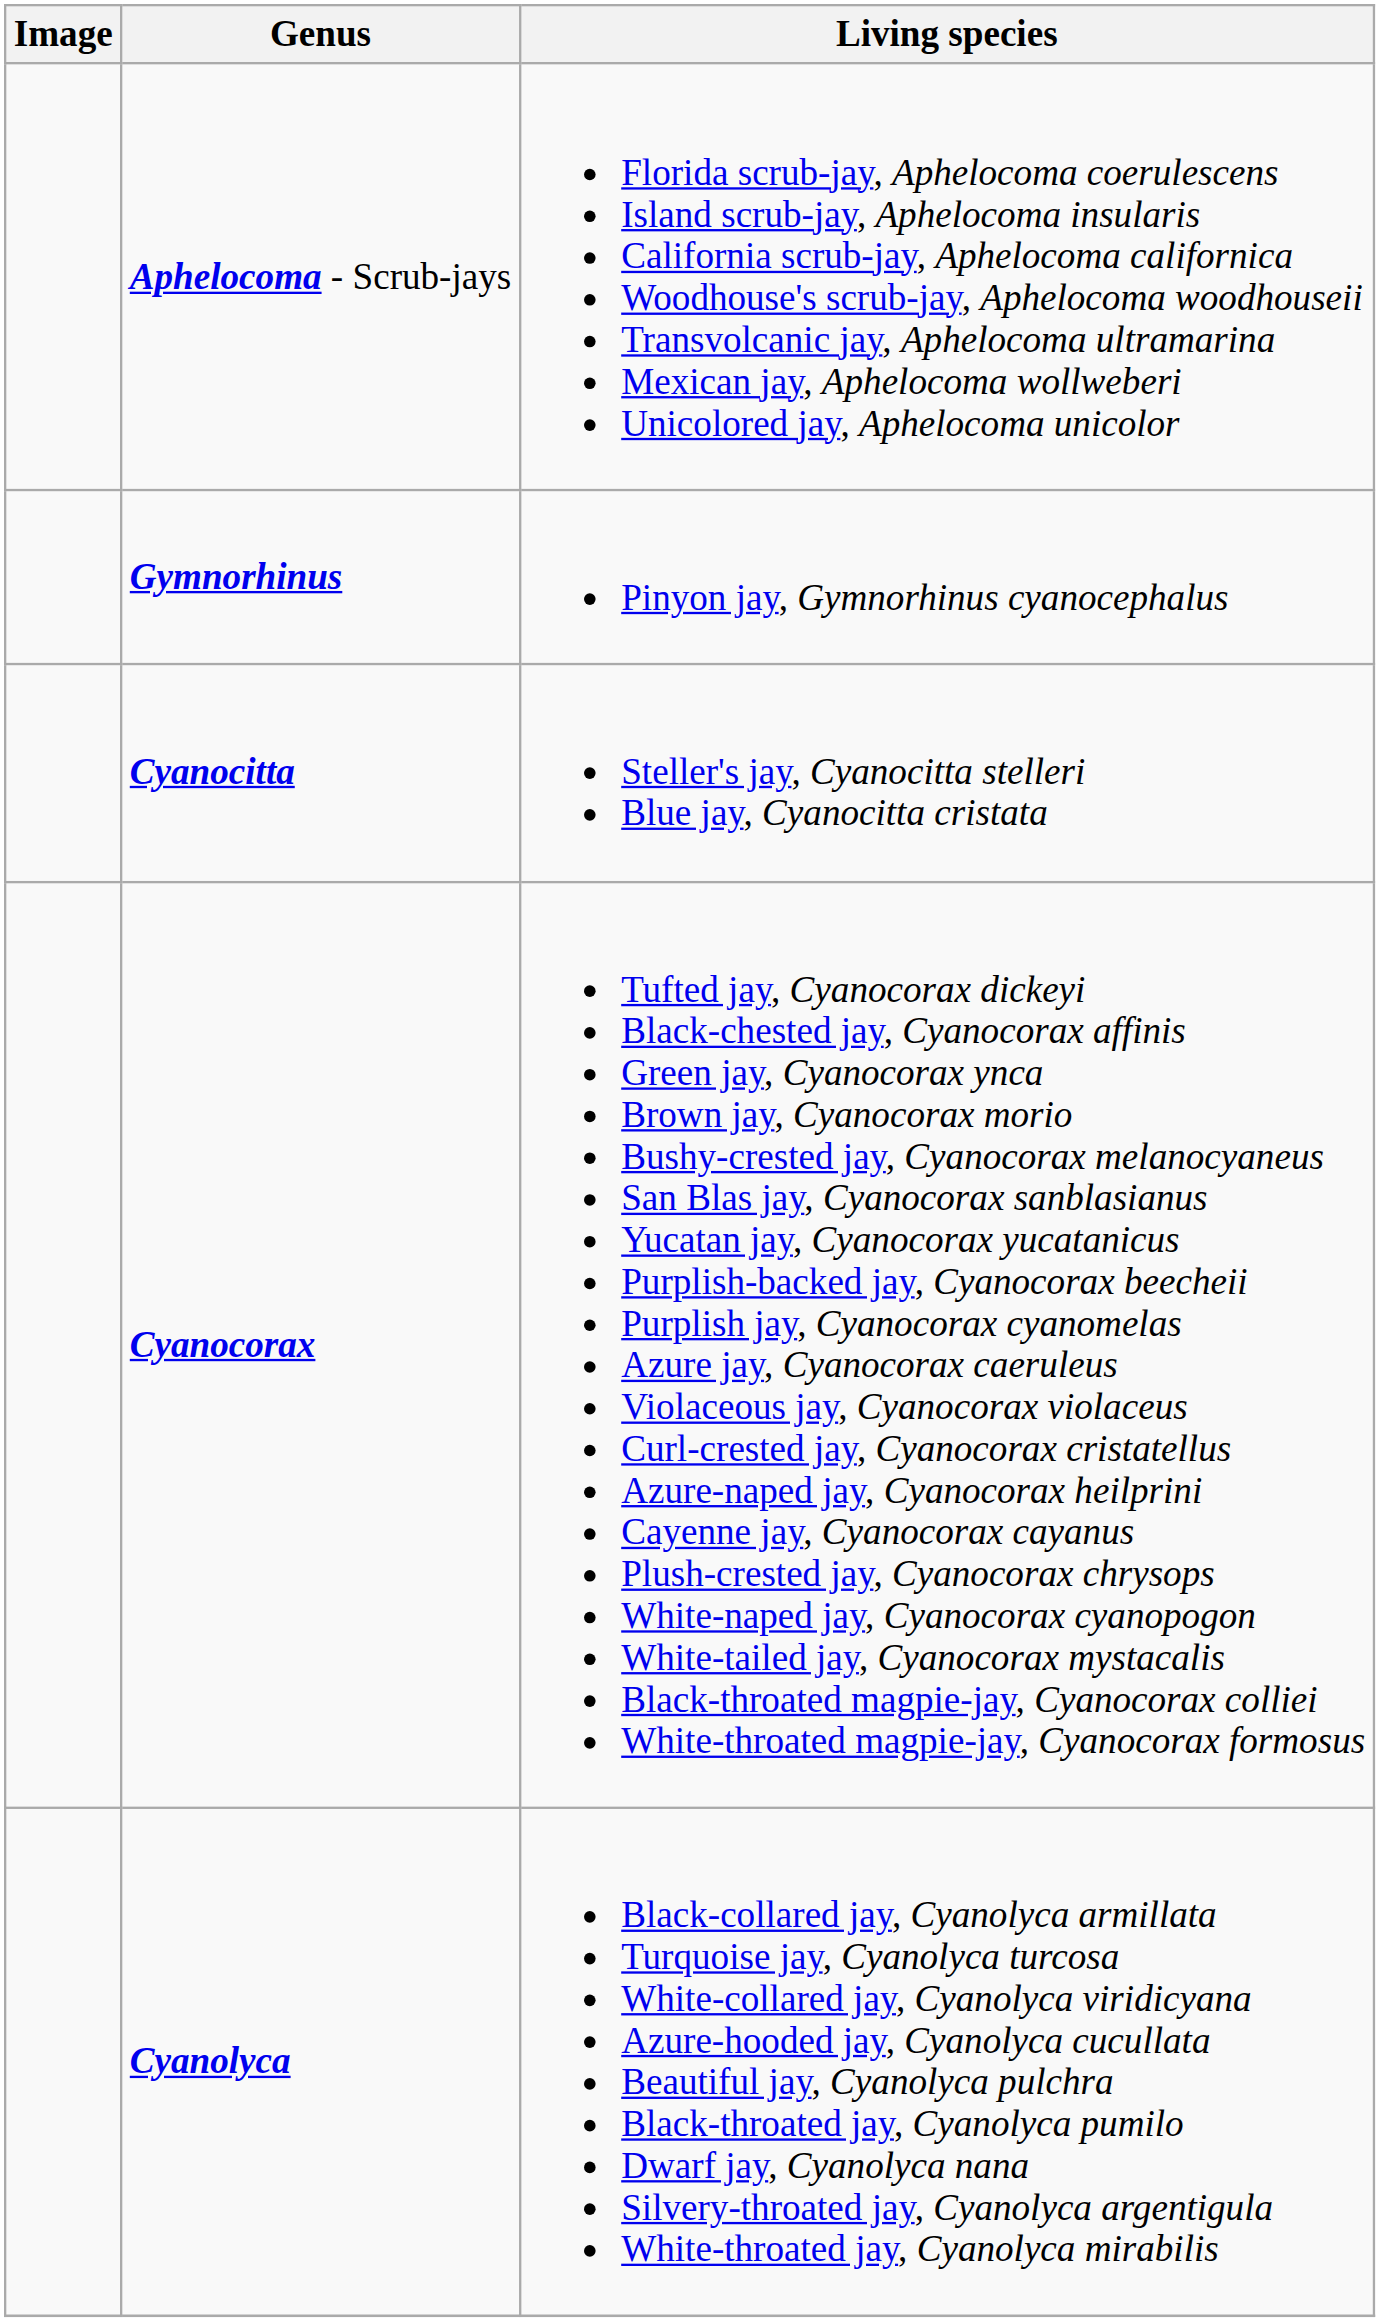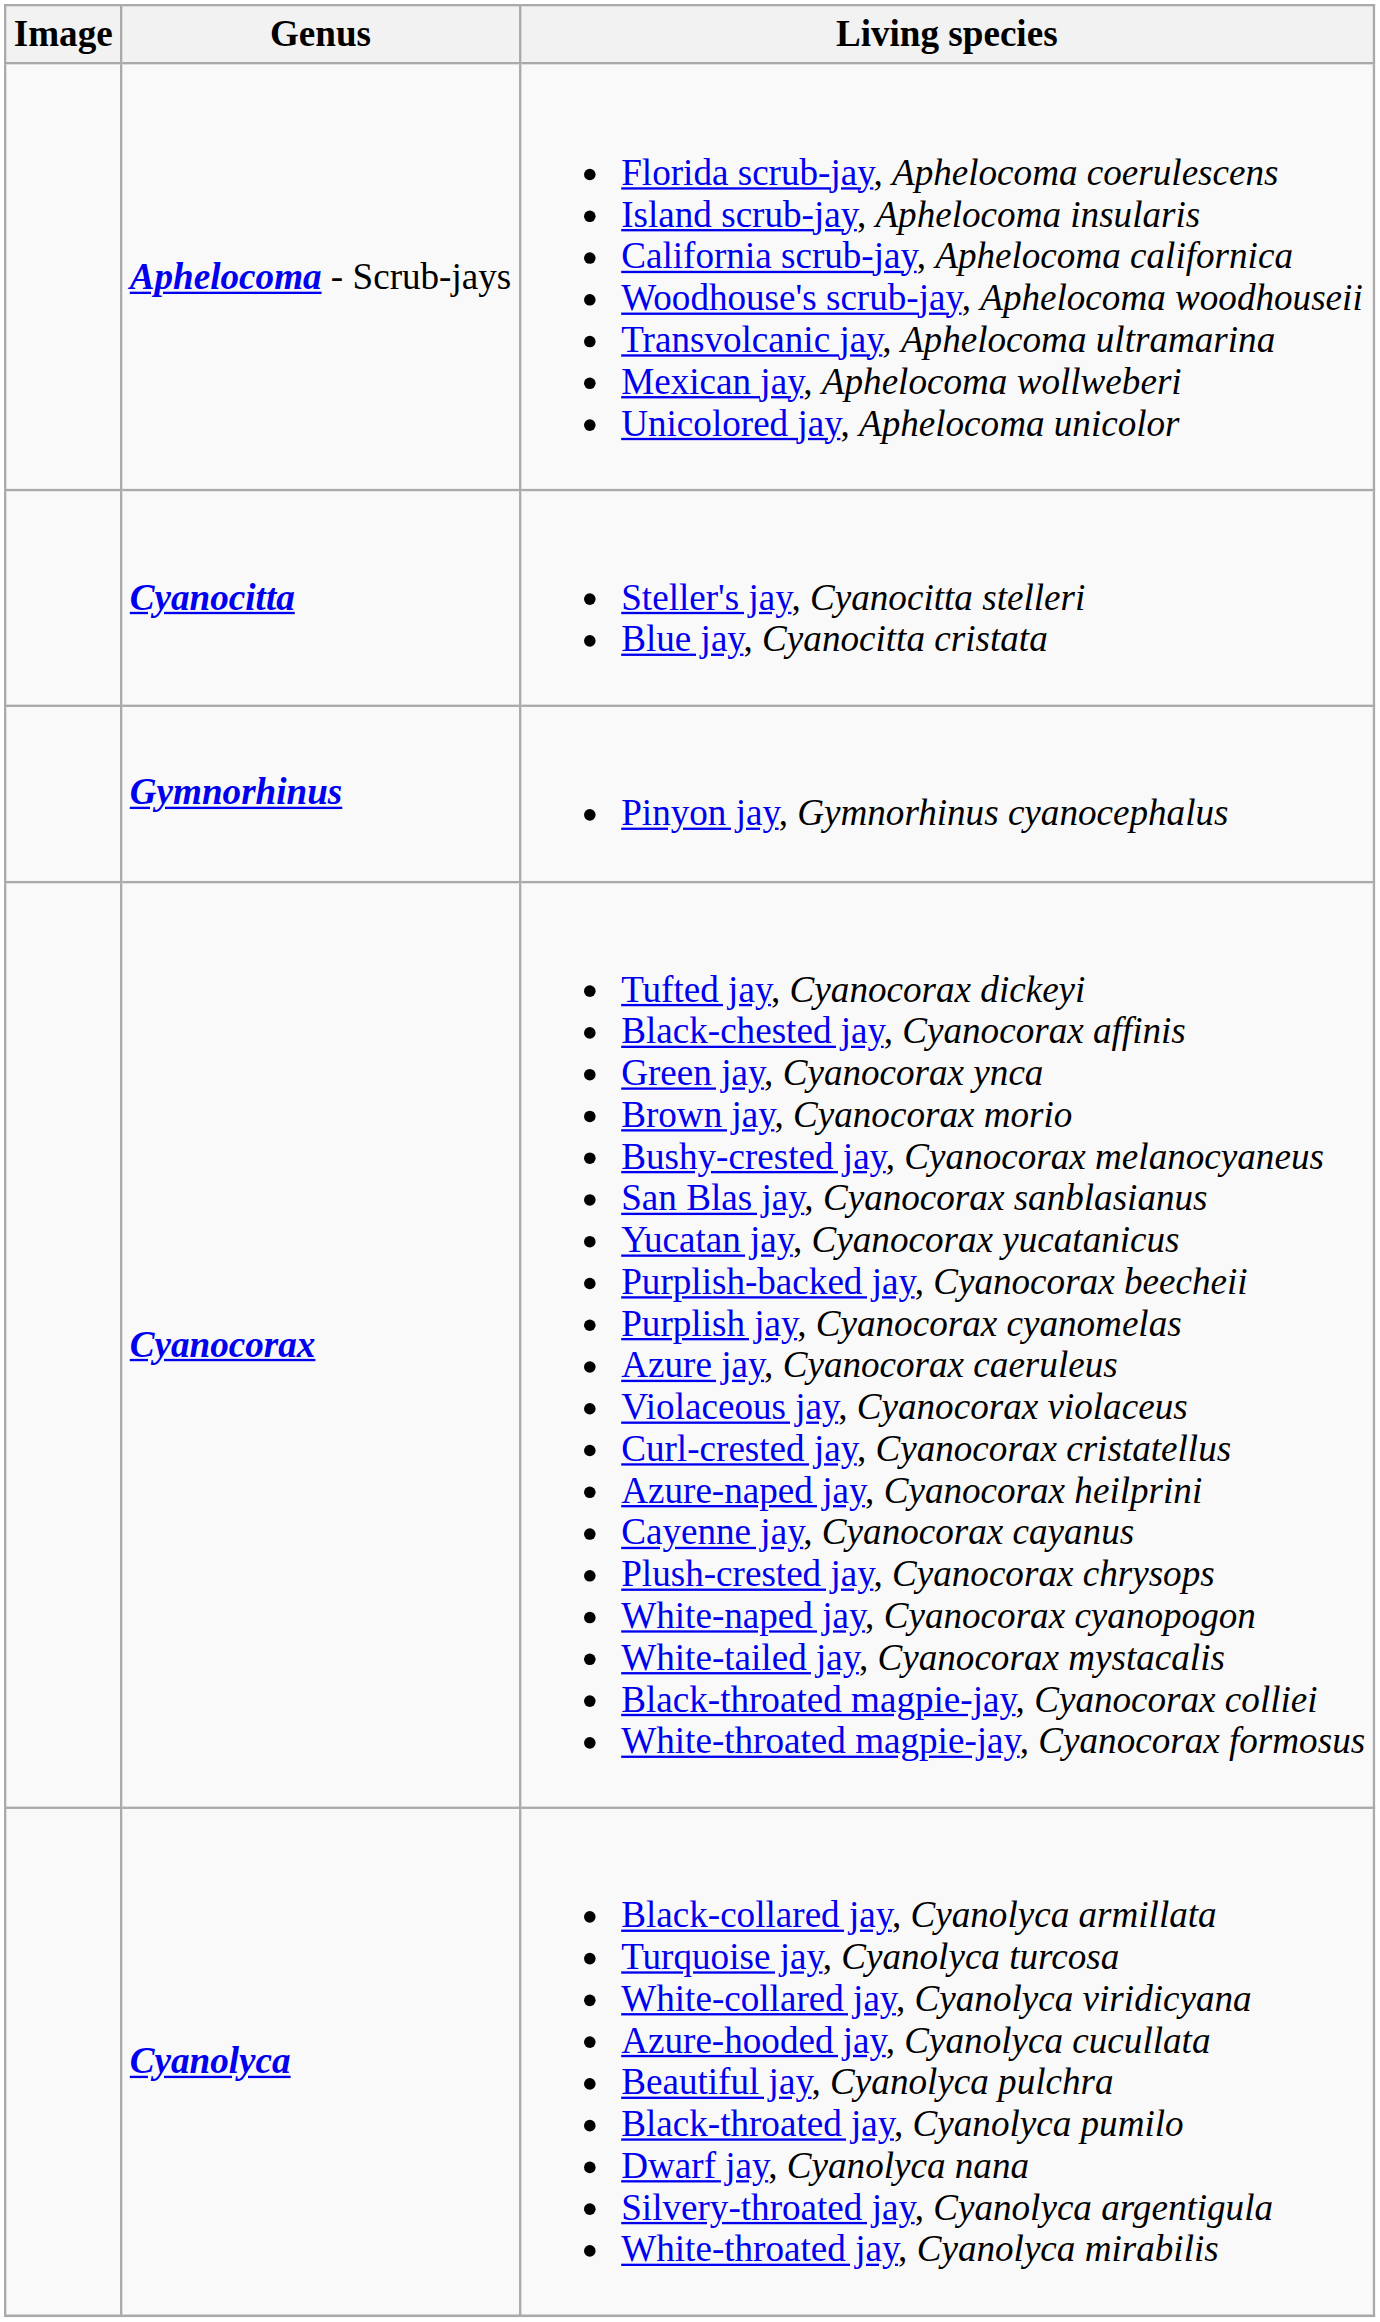rows swapped: (236, 576) <-> (212, 771)
